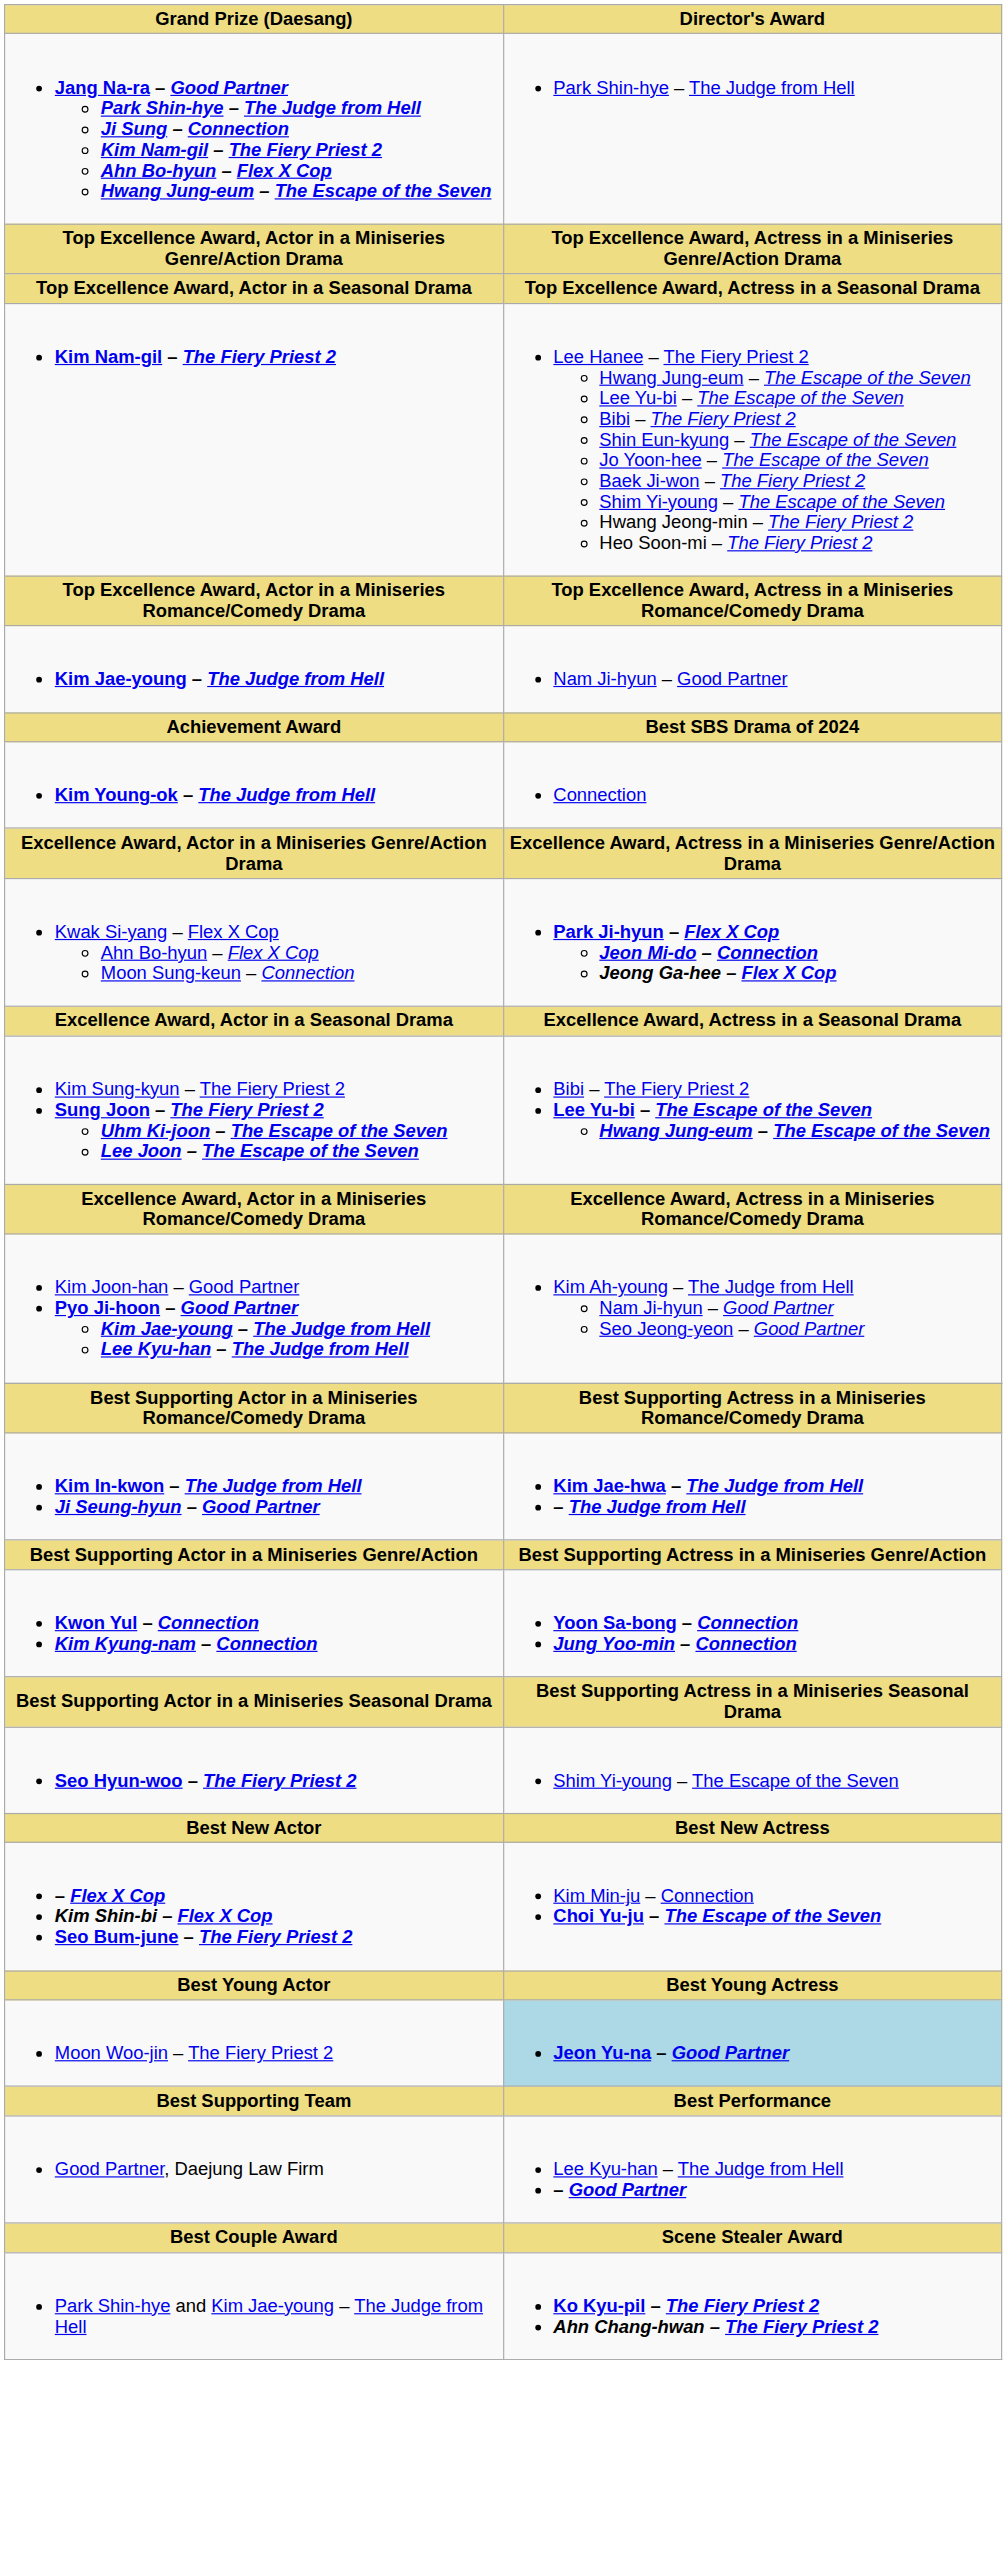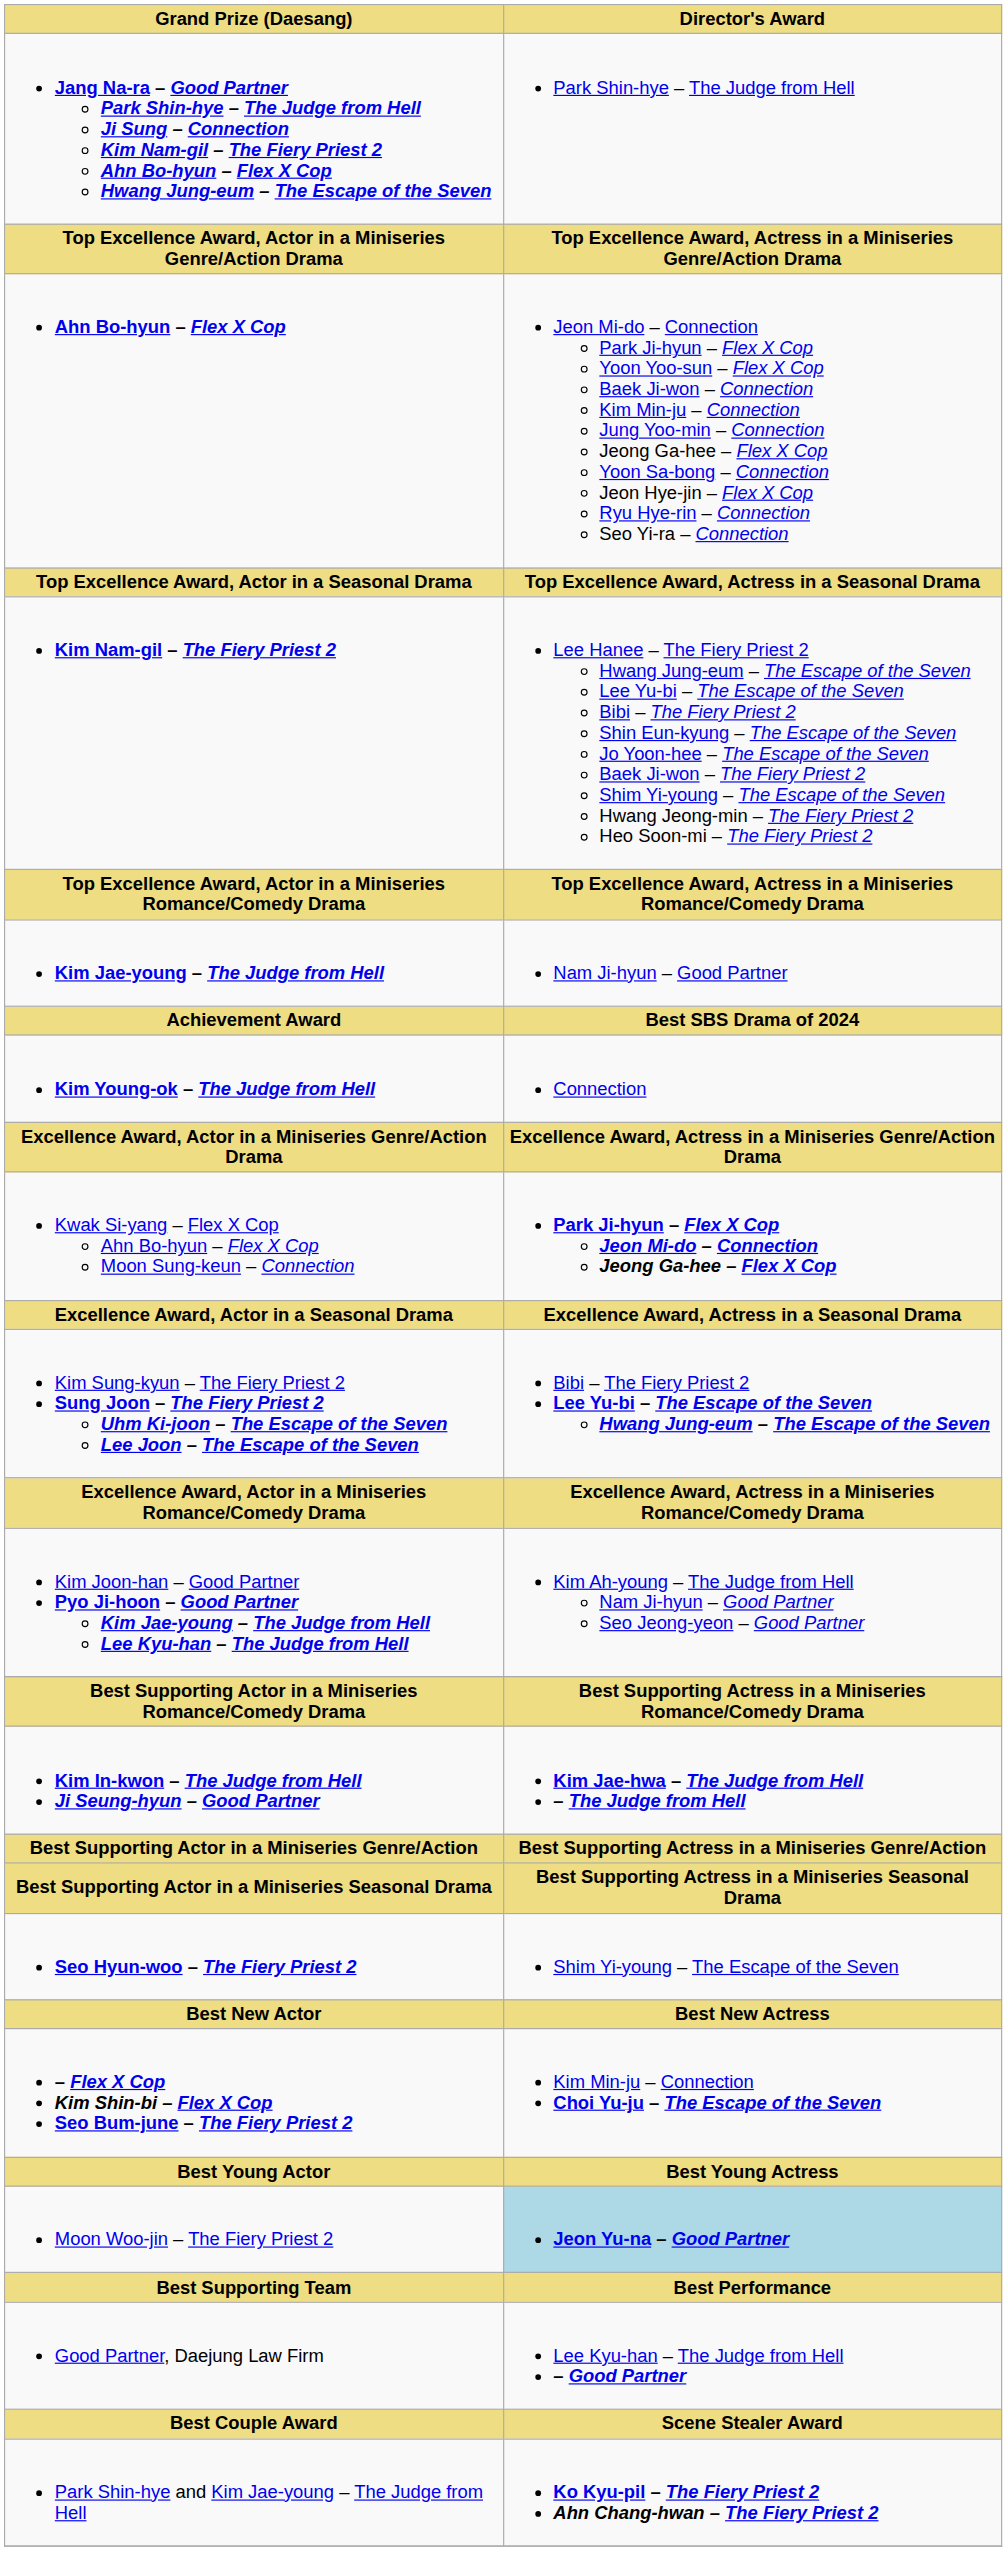+ row: (254, 328)
- row: (254, 1633)
